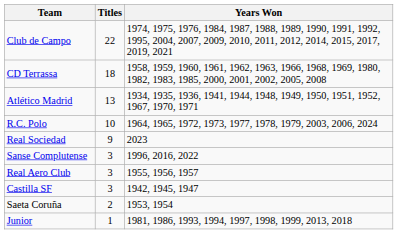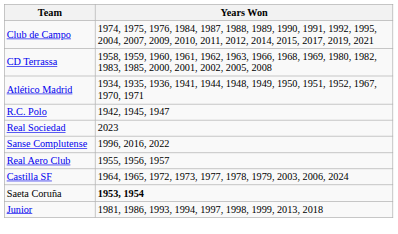- column: (110, 12)
(252, 123) 1964, 1965, 1972, 1973, 1977, 1978, 1979, 2003, 2006, 2024 -> (134, 112) 1942, 1945, 1947
(163, 188) 1942, 1945, 1947 -> (223, 177) 1964, 1965, 1972, 1973, 1977, 1978, 1979, 2003, 2006, 2024
(150, 204) normal -> (121, 193) bold
